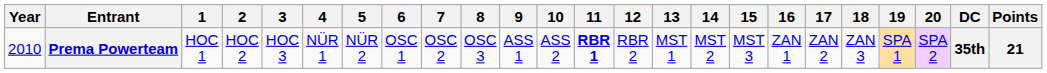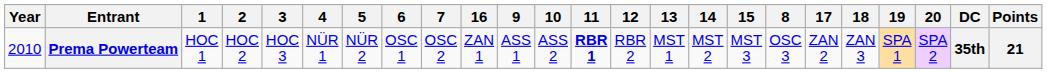columns swapped: (480, 16) <-> (787, 16)
